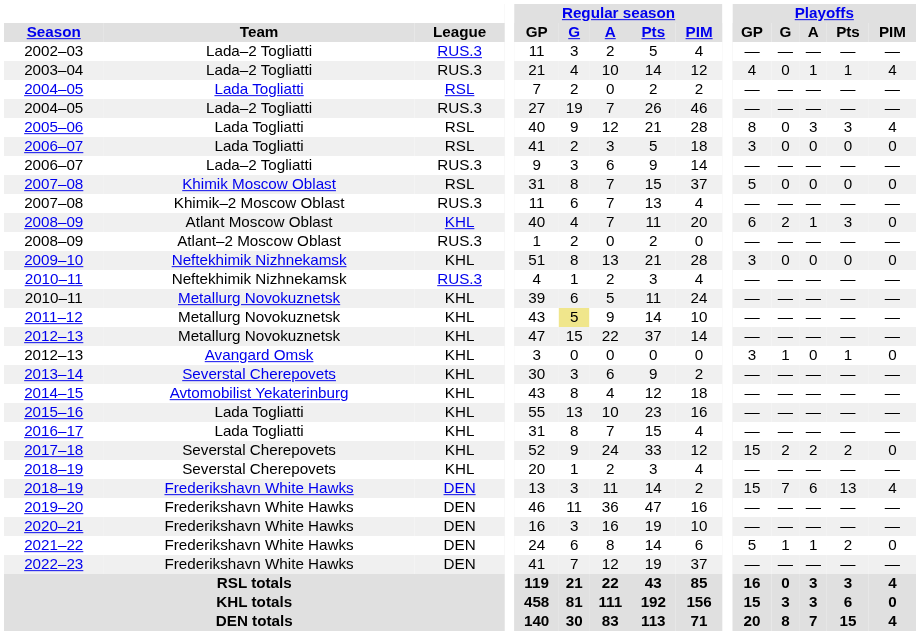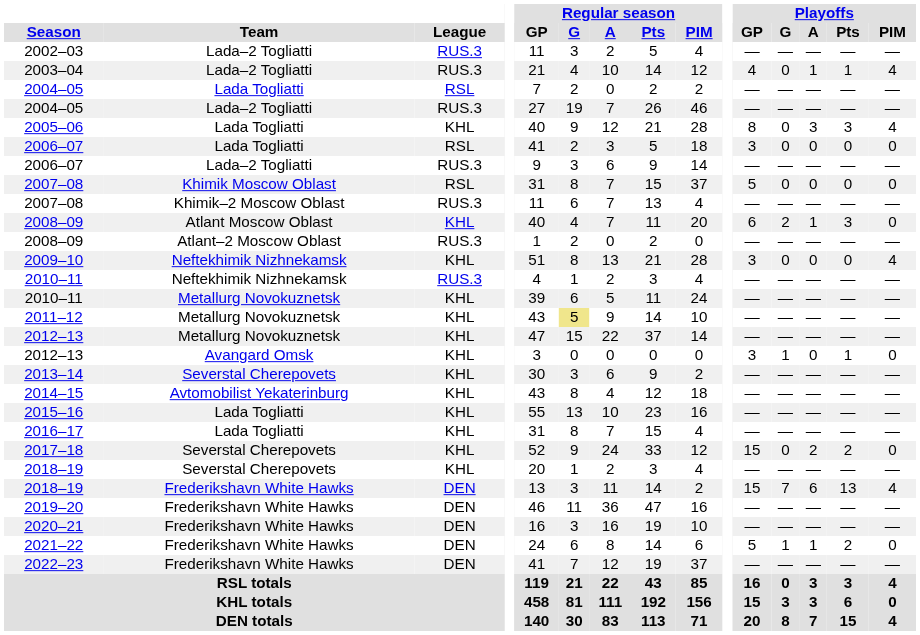(460, 127) RSL -> (460, 127) KHL
(892, 260) 0 -> (892, 260) 4
(785, 450) 2 -> (785, 450) 0
